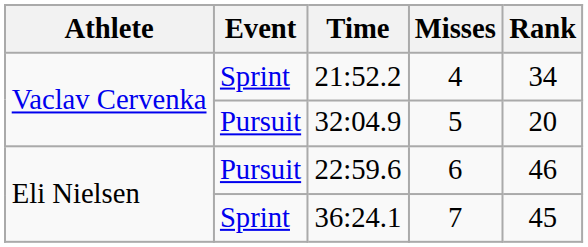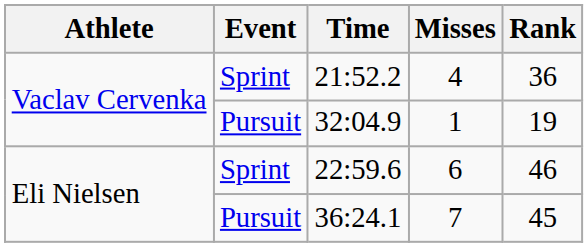(543, 75) 34 -> (543, 75) 36
(455, 123) 5 -> (455, 123) 1
(543, 123) 20 -> (543, 123) 19
(261, 170) Pursuit -> (255, 170) Sprint
(255, 217) Sprint -> (261, 217) Pursuit
